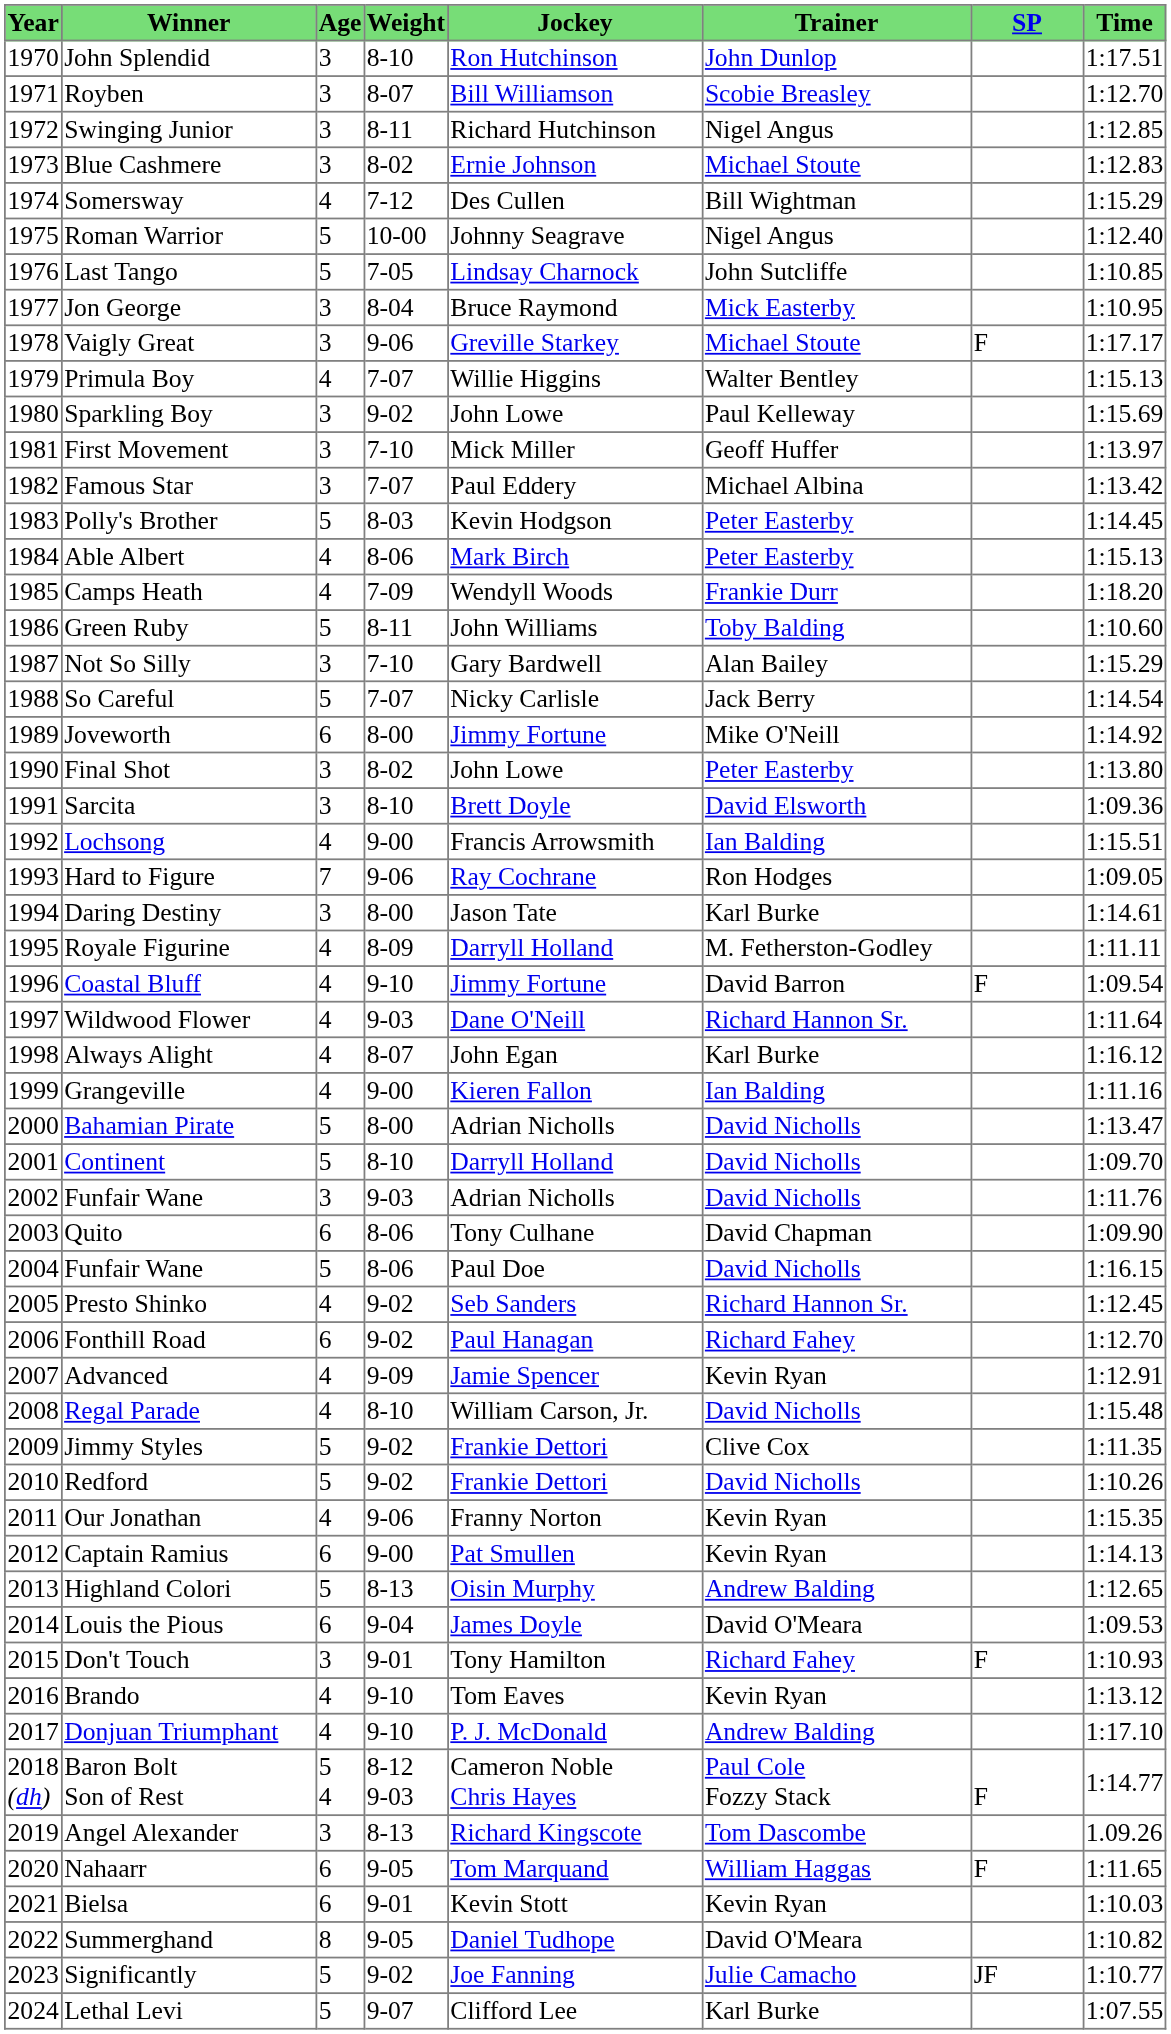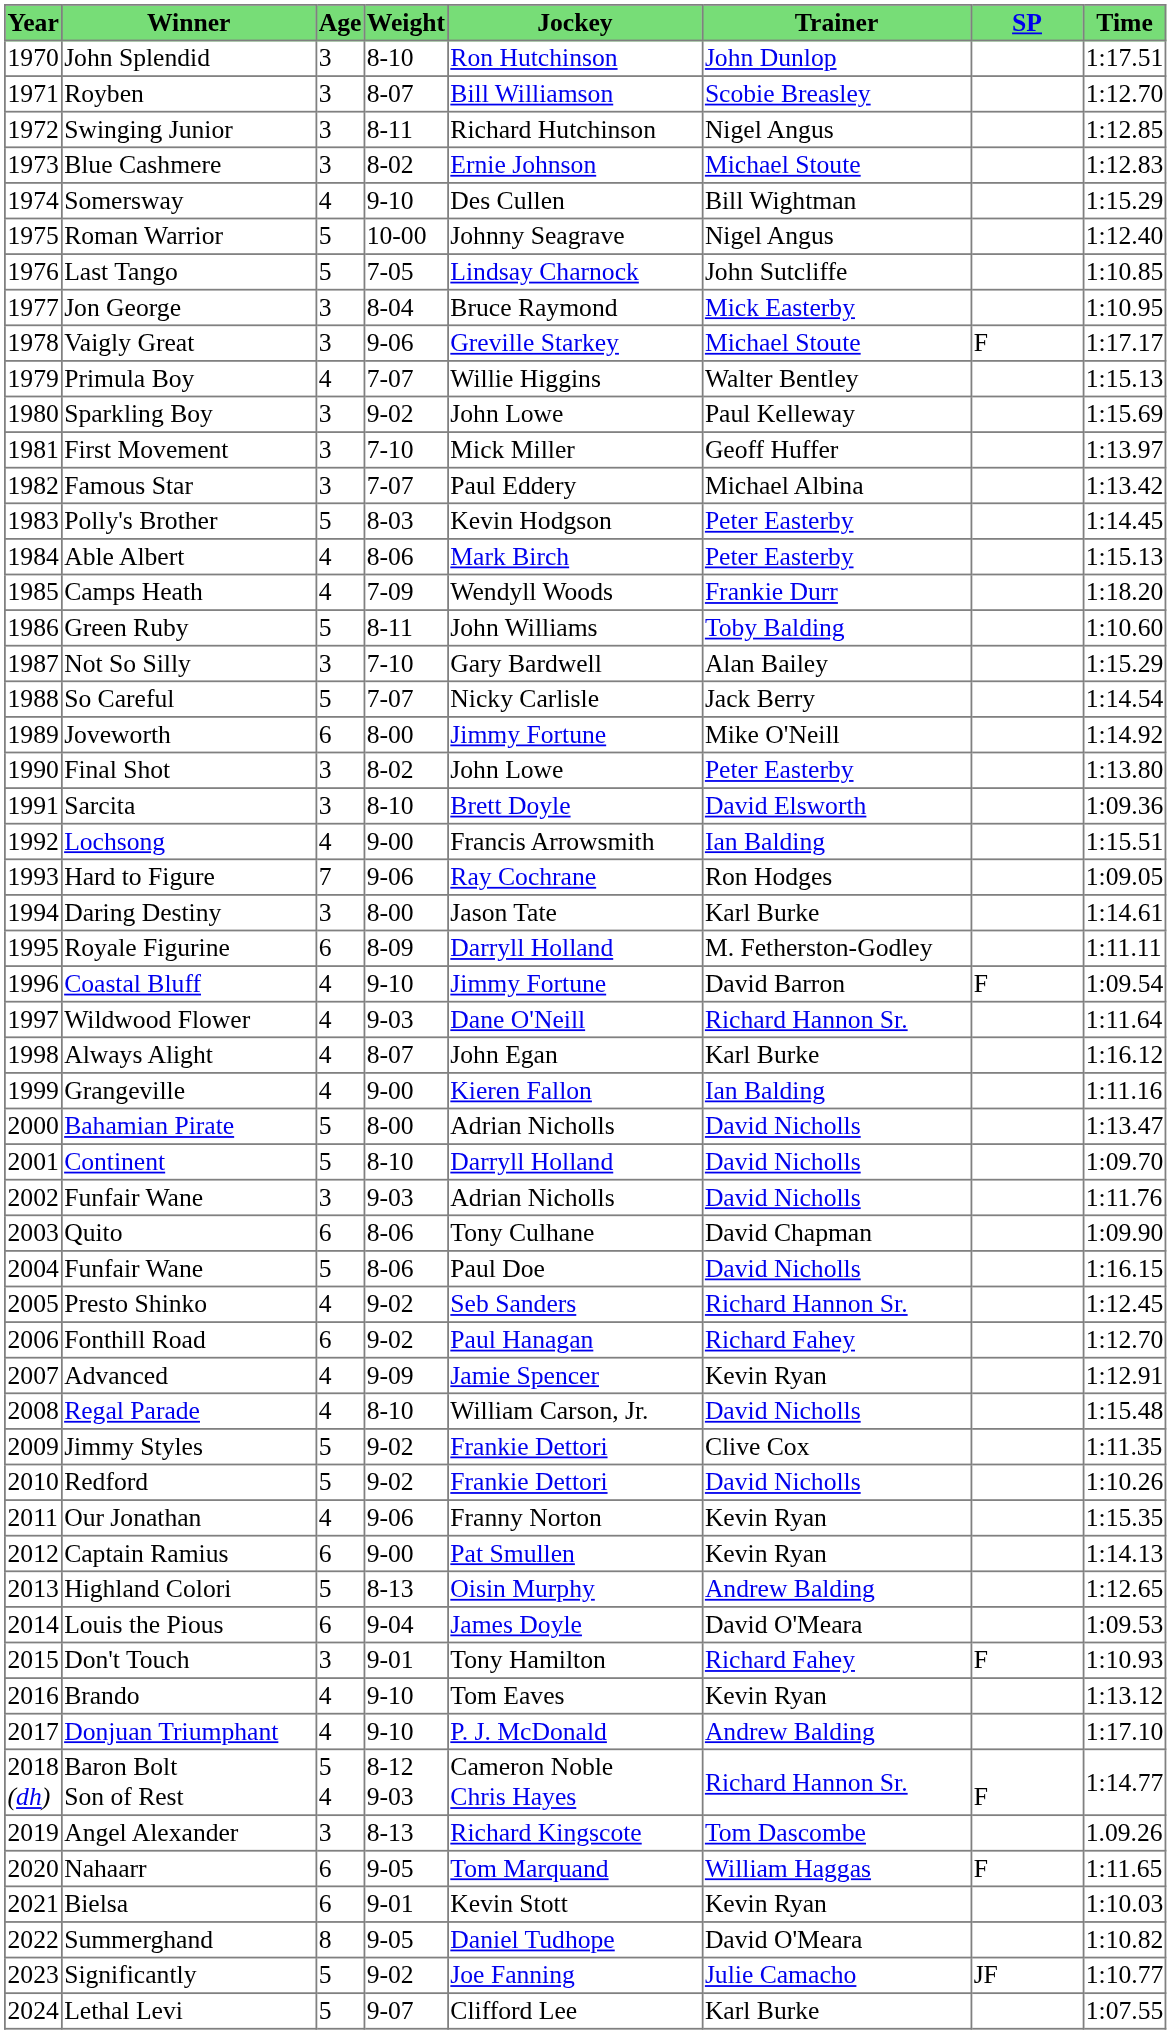(390, 200) 7-12 -> (390, 200) 9-10
(325, 947) 4 -> (325, 947) 6
(768, 1781) Paul Cole Fozzy Stack -> (806, 1781) Richard Hannon Sr.
